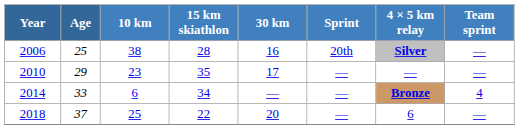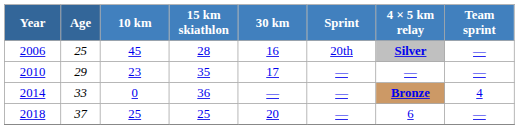(135, 51) 38 -> (135, 51) 45
(135, 93) 6 -> (135, 93) 0
(204, 93) 34 -> (204, 93) 36
(204, 114) 22 -> (204, 114) 25
